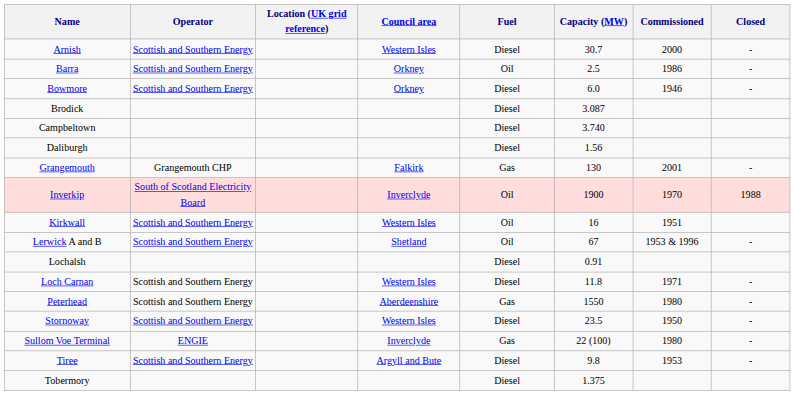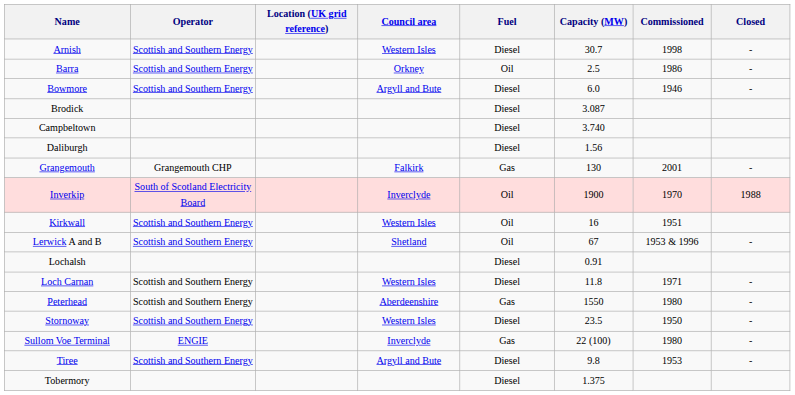(672, 49) 2000 -> (672, 49) 1998
(409, 88) Orkney -> (409, 88) Argyll and Bute
